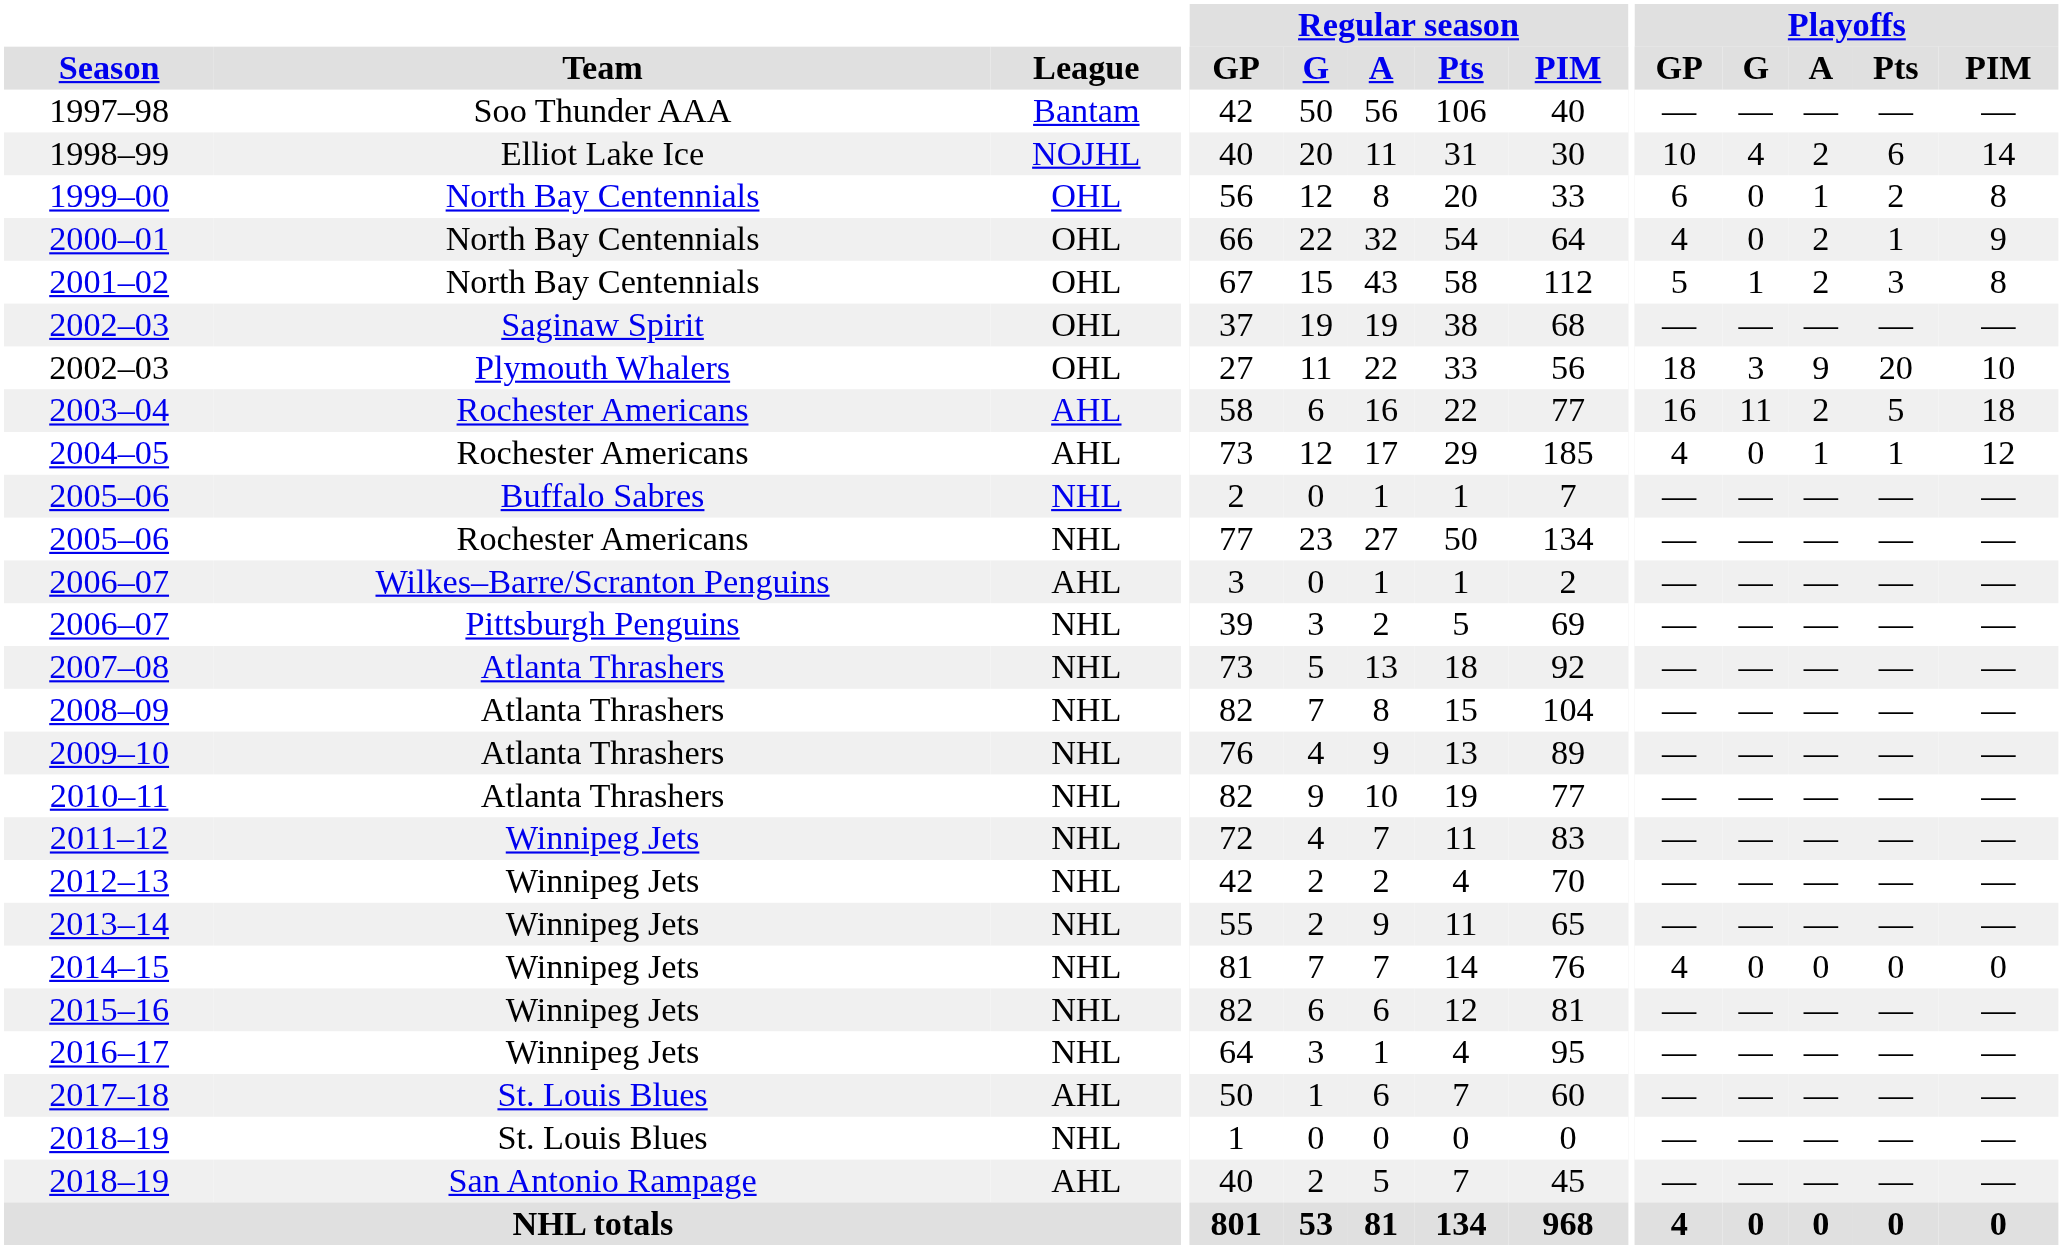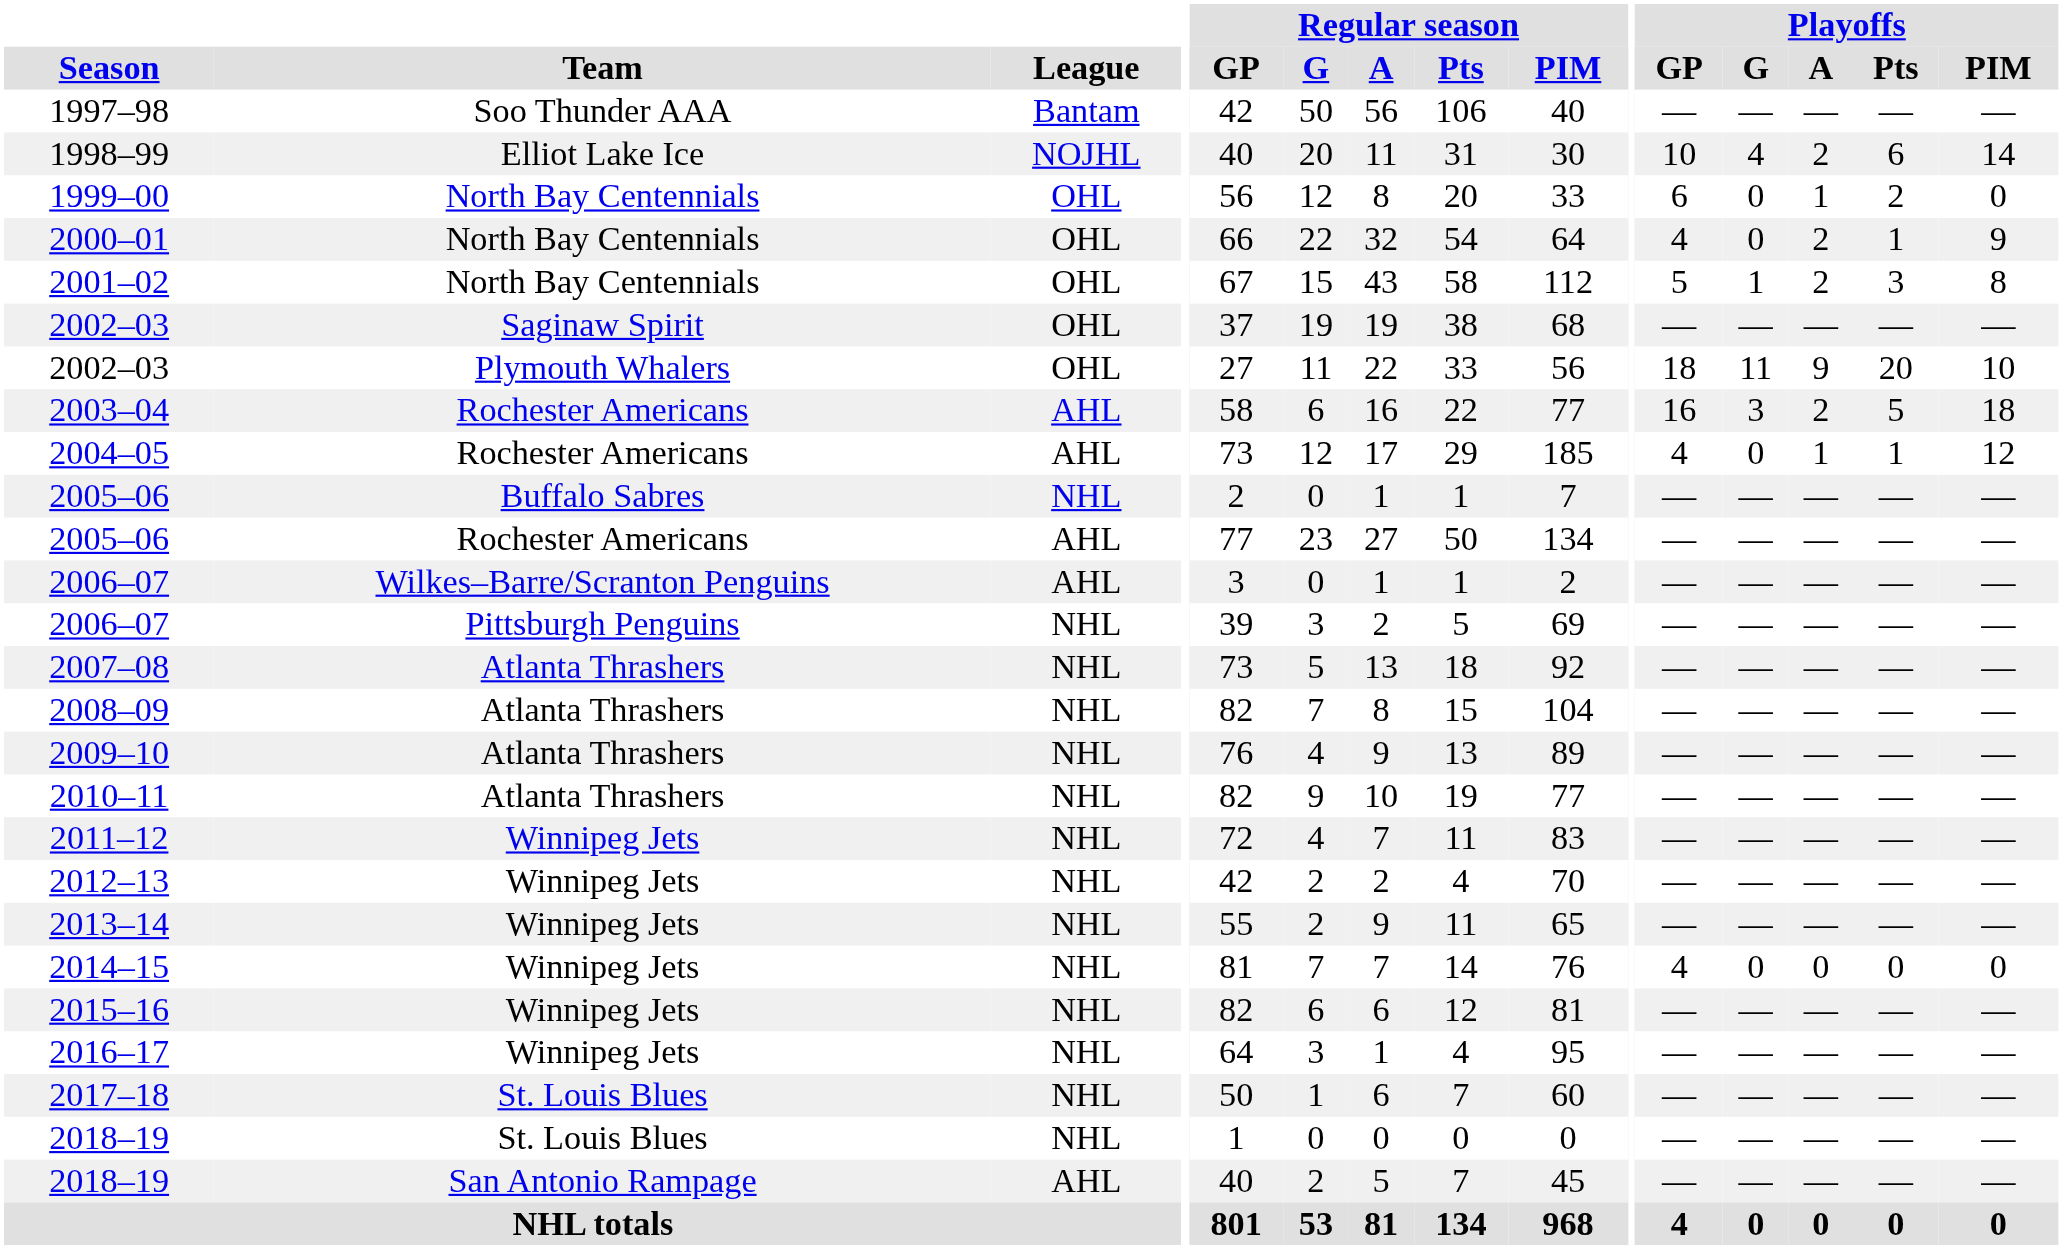(1998, 196) 8 -> (1998, 196) 0
(1756, 367) 3 -> (1756, 367) 11
(1756, 410) 11 -> (1756, 410) 3
(1086, 538) NHL -> (1086, 538) AHL
(1086, 1094) AHL -> (1086, 1094) NHL
